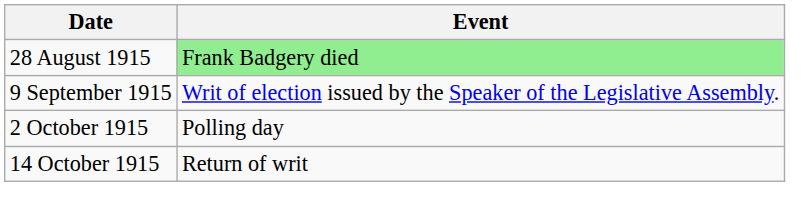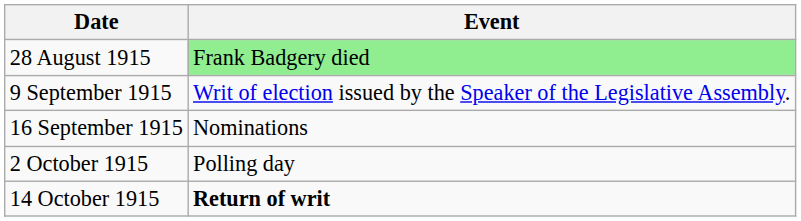+ row: (96, 127)
(245, 163) normal -> (262, 198) bold
